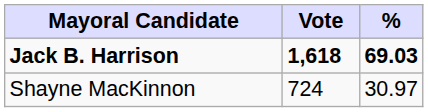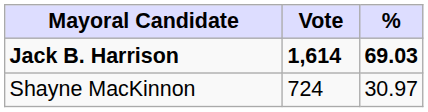(314, 55) 1,618 -> (314, 55) 1,614
